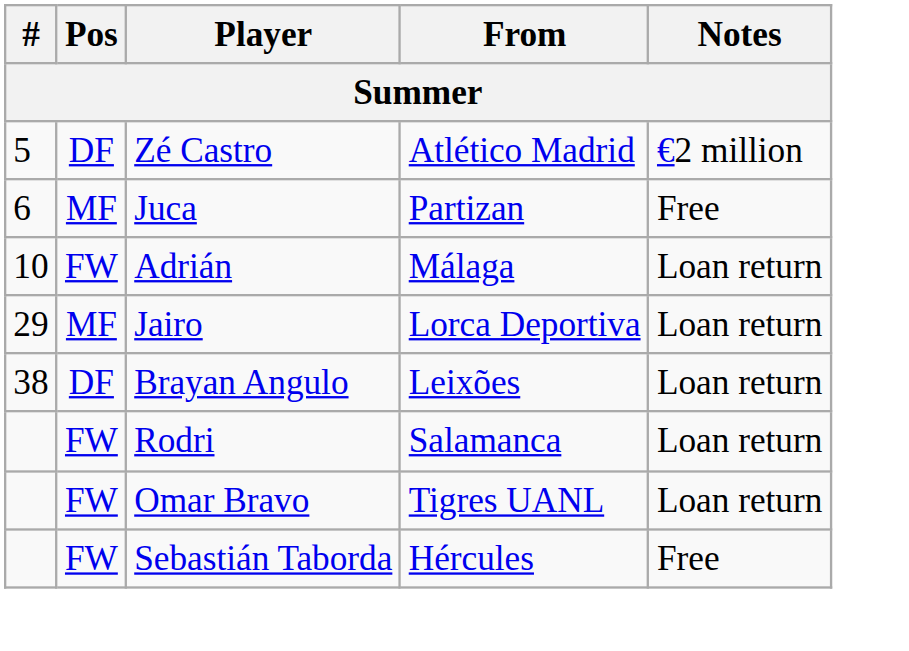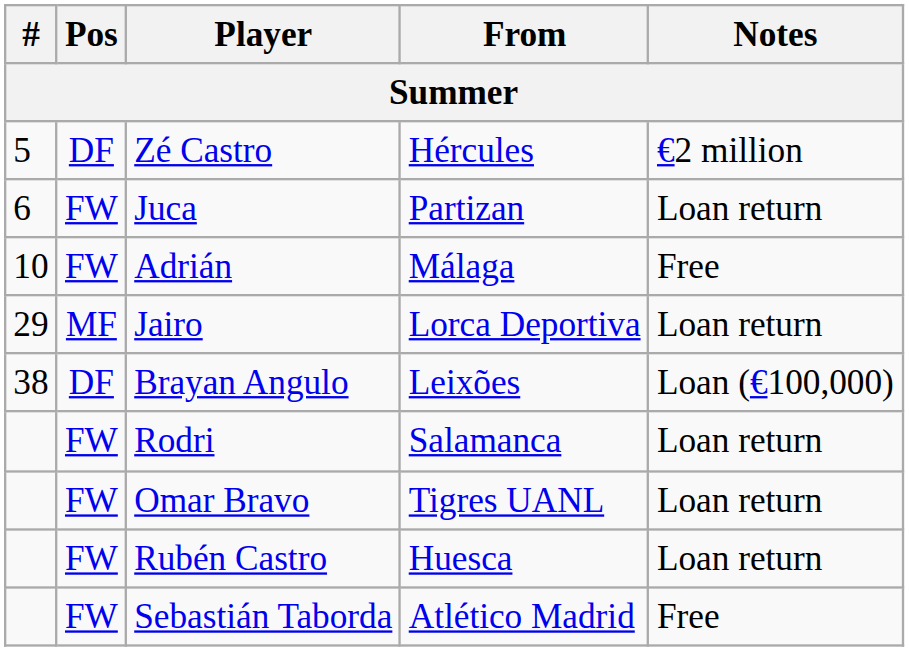(522, 150) Atlético Madrid -> (471, 150) Hércules
(91, 208) MF -> (91, 208) FW
(688, 208) Free -> (740, 208) Loan return
(740, 266) Loan return -> (688, 266) Free
(740, 382) Loan return -> (775, 382) Loan (€100,000)
+ row: (231, 557)
(471, 557) Hércules -> (522, 615) Atlético Madrid
